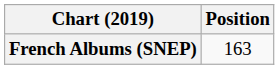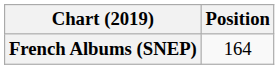(238, 49) 163 -> (238, 49) 164
